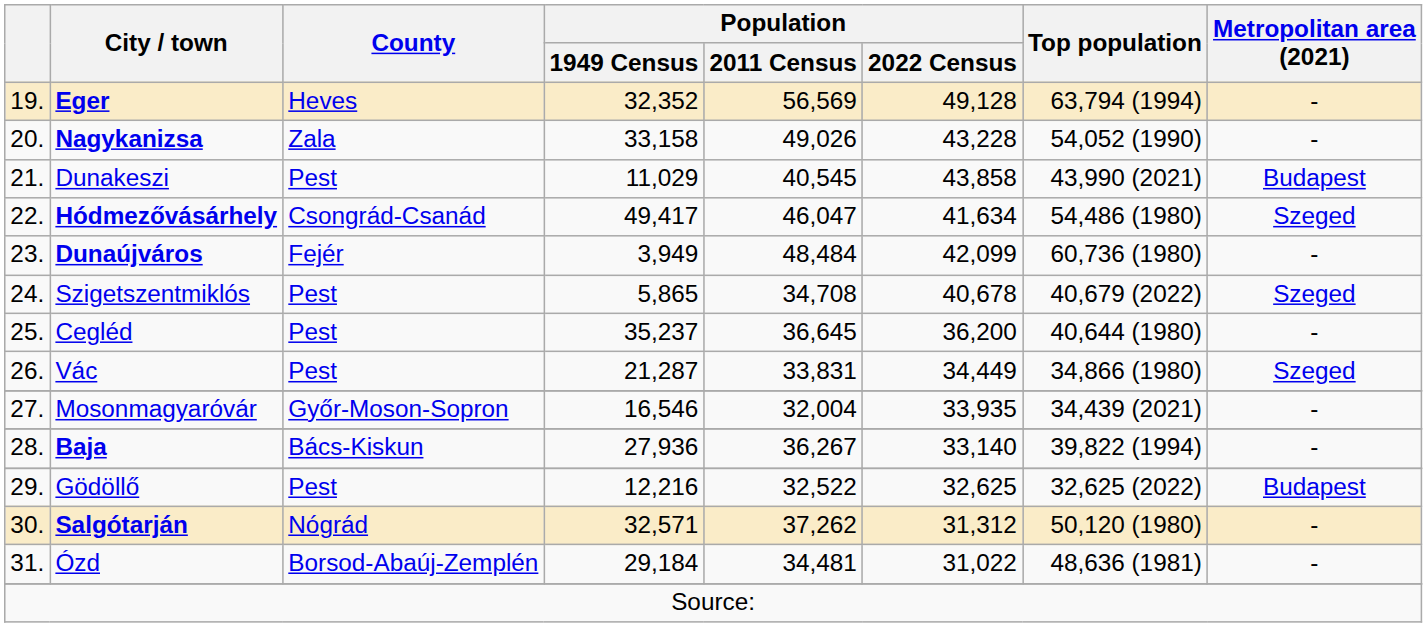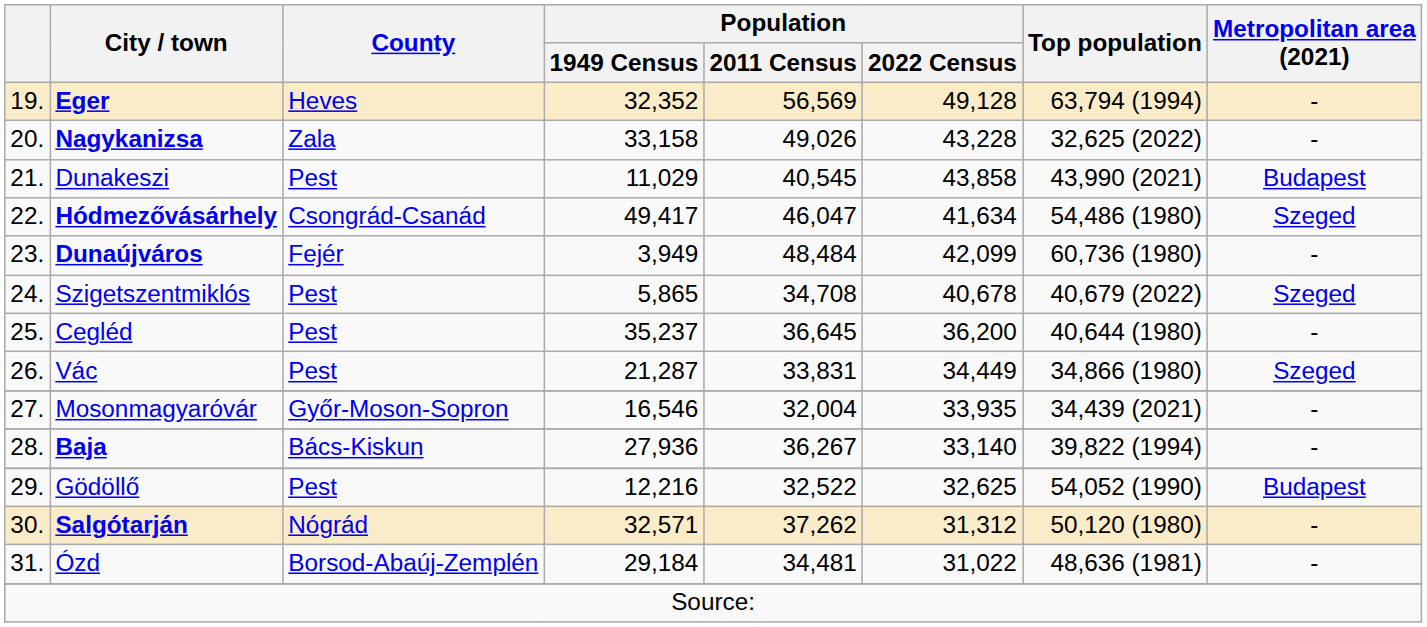(1126, 139) 54,052 (1990) -> (1126, 139) 32,625 (2022)
(1126, 486) 32,625 (2022) -> (1126, 486) 54,052 (1990)
